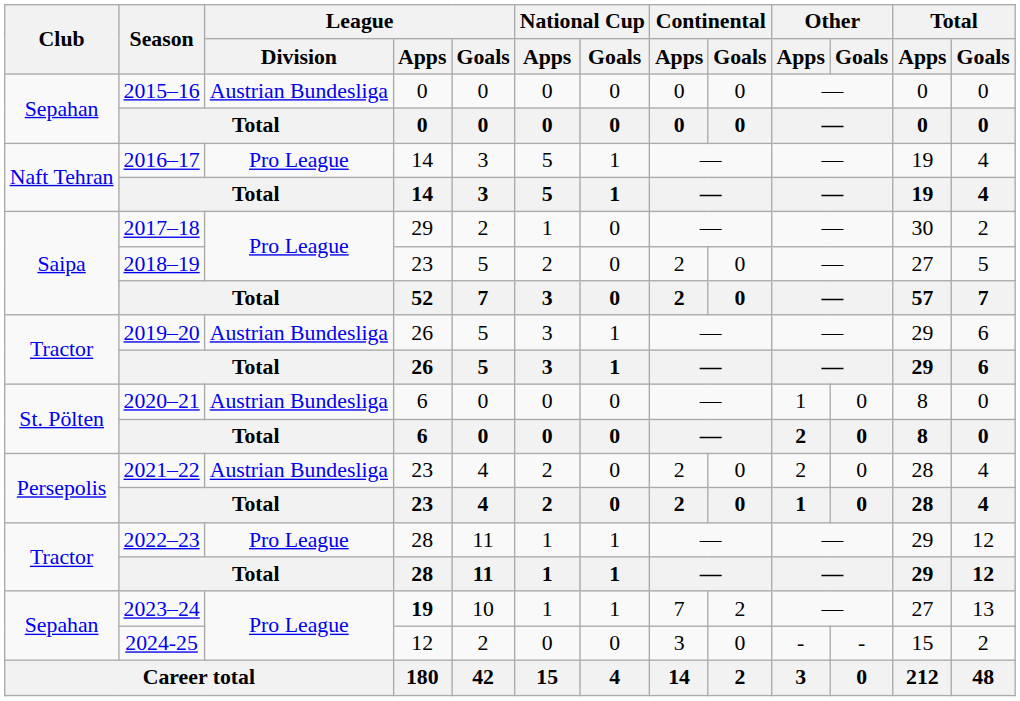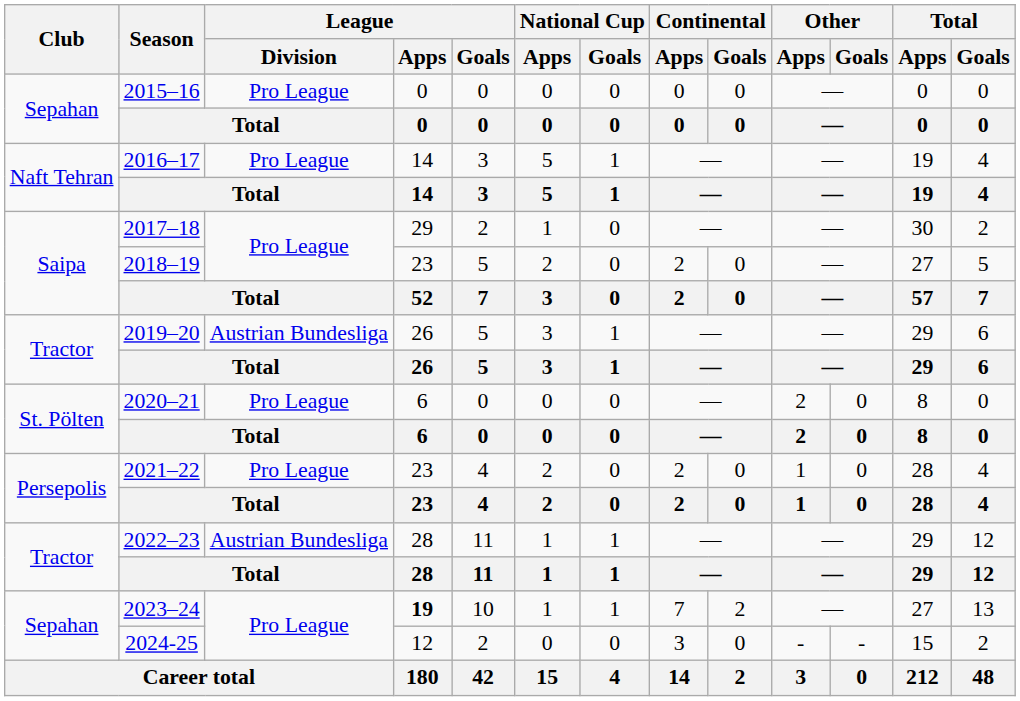(299, 90) Austrian Bundesliga -> (299, 90) Pro League
(299, 401) Austrian Bundesliga -> (299, 401) Pro League
(801, 401) 1 -> (801, 401) 2
(299, 470) Austrian Bundesliga -> (299, 470) Pro League
(801, 470) 2 -> (801, 470) 1
(299, 539) Pro League -> (299, 539) Austrian Bundesliga
